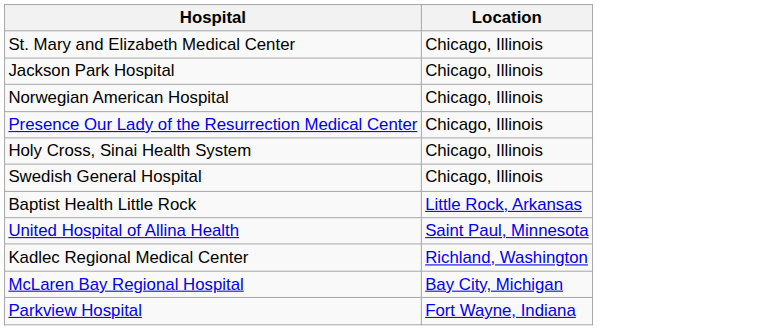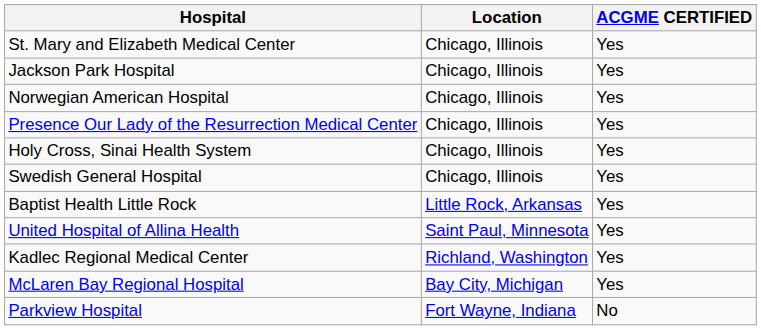+ column: (674, 17)
